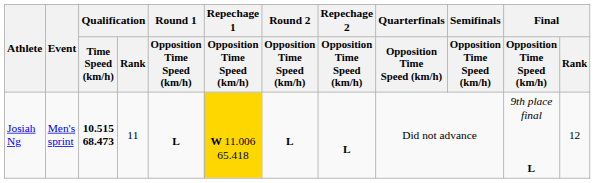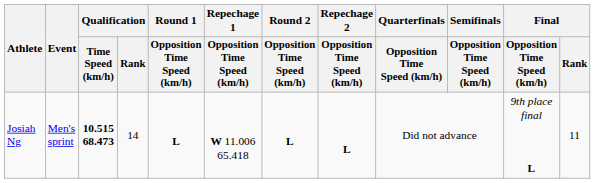(133, 135) 11 -> (133, 135) 14
(233, 149) gold background -> (233, 149) no background
(575, 135) 12 -> (575, 135) 11
